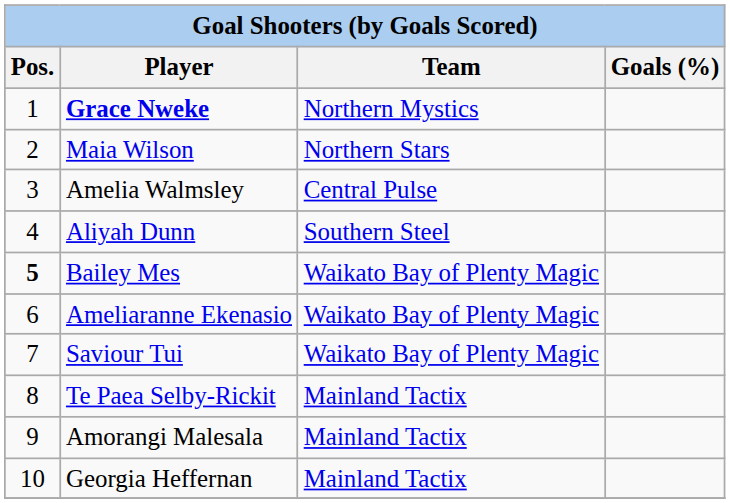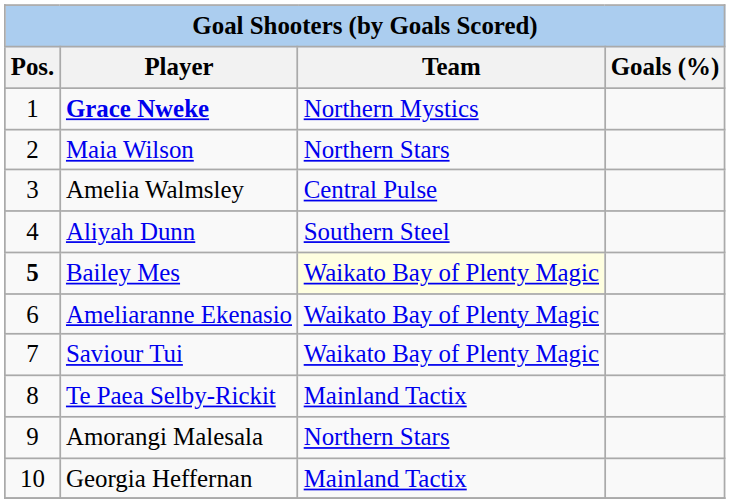(451, 272) no background -> (451, 272) lightyellow background
(385, 436) Mainland Tactix -> (377, 436) Northern Stars
